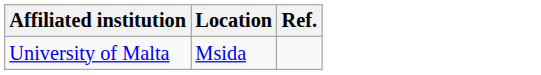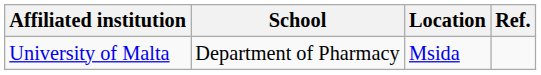+ column: (297, 20)
